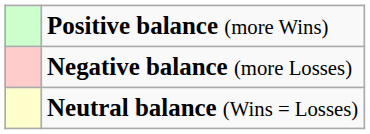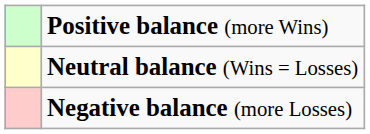rows swapped: (203, 108) <-> (200, 67)
